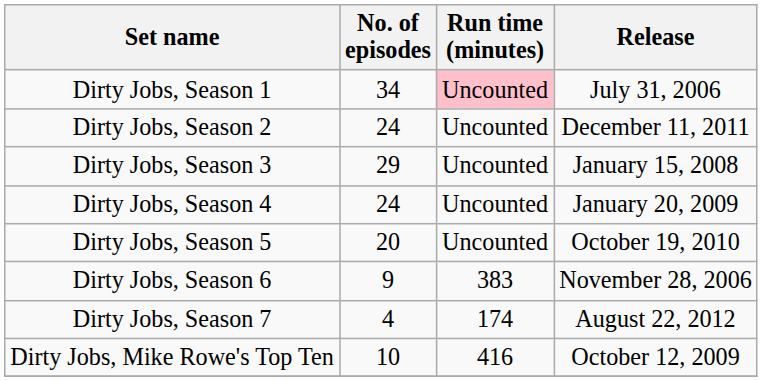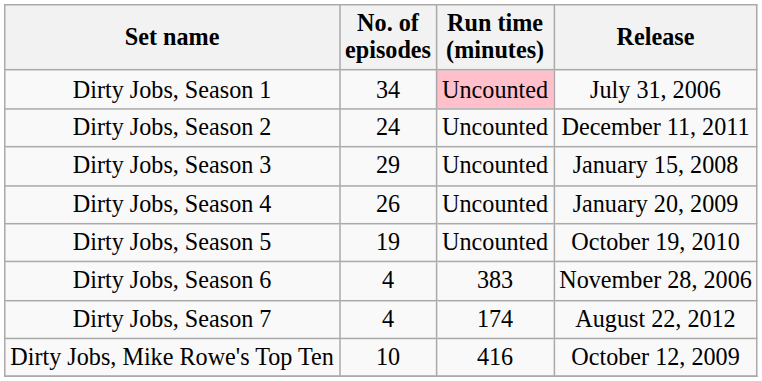(388, 204) 24 -> (388, 204) 26
(388, 242) 20 -> (388, 242) 19
(388, 280) 9 -> (388, 280) 4
